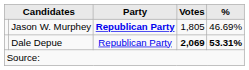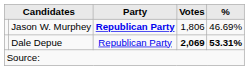(193, 27) 1,805 -> (193, 27) 1,806
